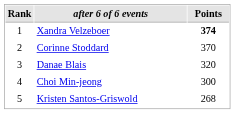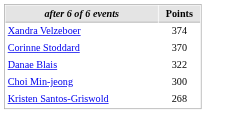- column: (20, 13)
(208, 31) bold -> (179, 31) normal
(208, 65) 320 -> (179, 65) 322
